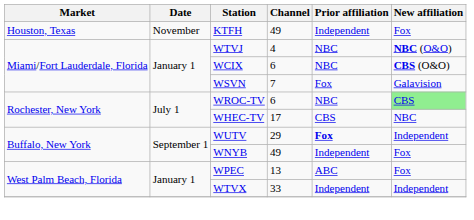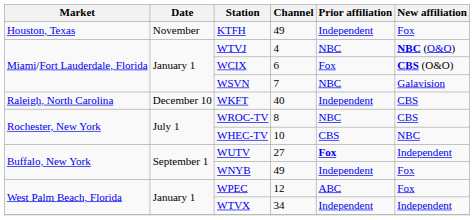(326, 65) NBC -> (327, 65) Fox
(323, 83) Fox -> (330, 83) NBC
+ row: (233, 100)
(273, 100) 6 -> (276, 118) 8
(404, 100) lightgreen background -> (408, 118) no background
(275, 118) 17 -> (279, 135) 10
(275, 135) 29 -> (279, 153) 27
(275, 170) 13 -> (279, 188) 12
(275, 188) 33 -> (279, 205) 34
